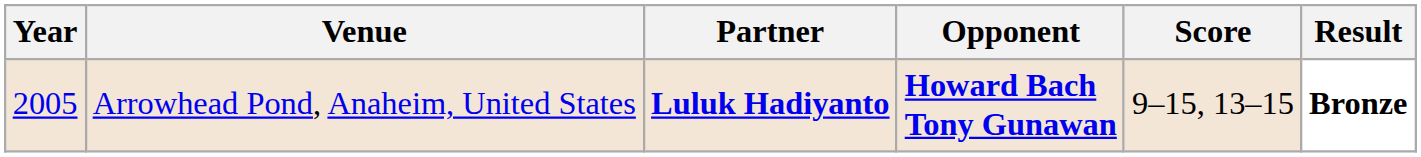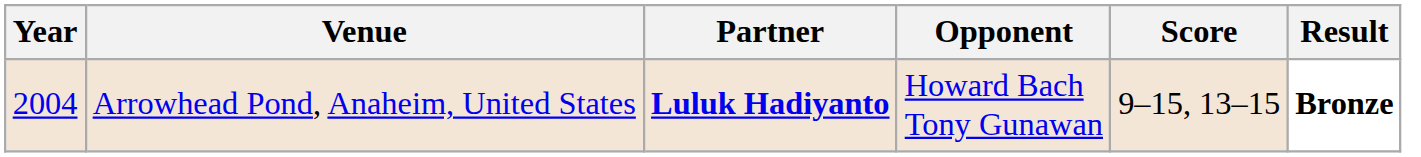(45, 104) 2005 -> (45, 104) 2004
(1011, 104) bold -> (1004, 104) normal
